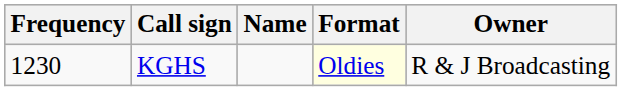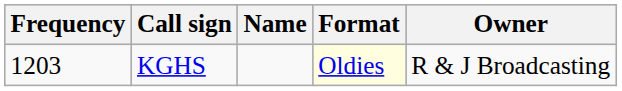(36, 64) 1230 -> (36, 64) 1203
